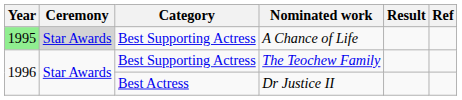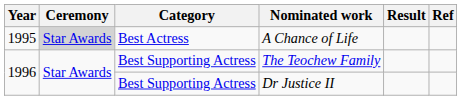(22, 38) lightgreen background -> (22, 38) no background
(187, 38) Best Supporting Actress -> (153, 38) Best Actress
(153, 83) Best Actress -> (187, 83) Best Supporting Actress
